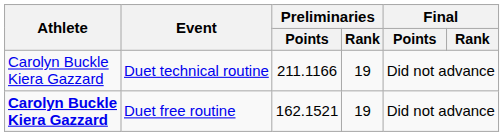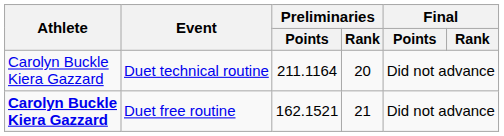(307, 71) 211.1166 -> (307, 71) 211.1164
(362, 71) 19 -> (362, 71) 20
(362, 111) 19 -> (362, 111) 21
